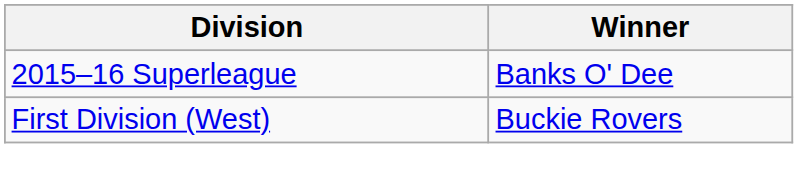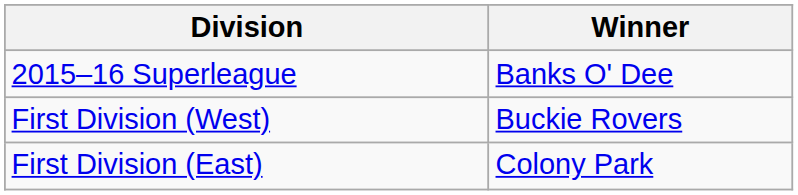+ row: (137, 165)
